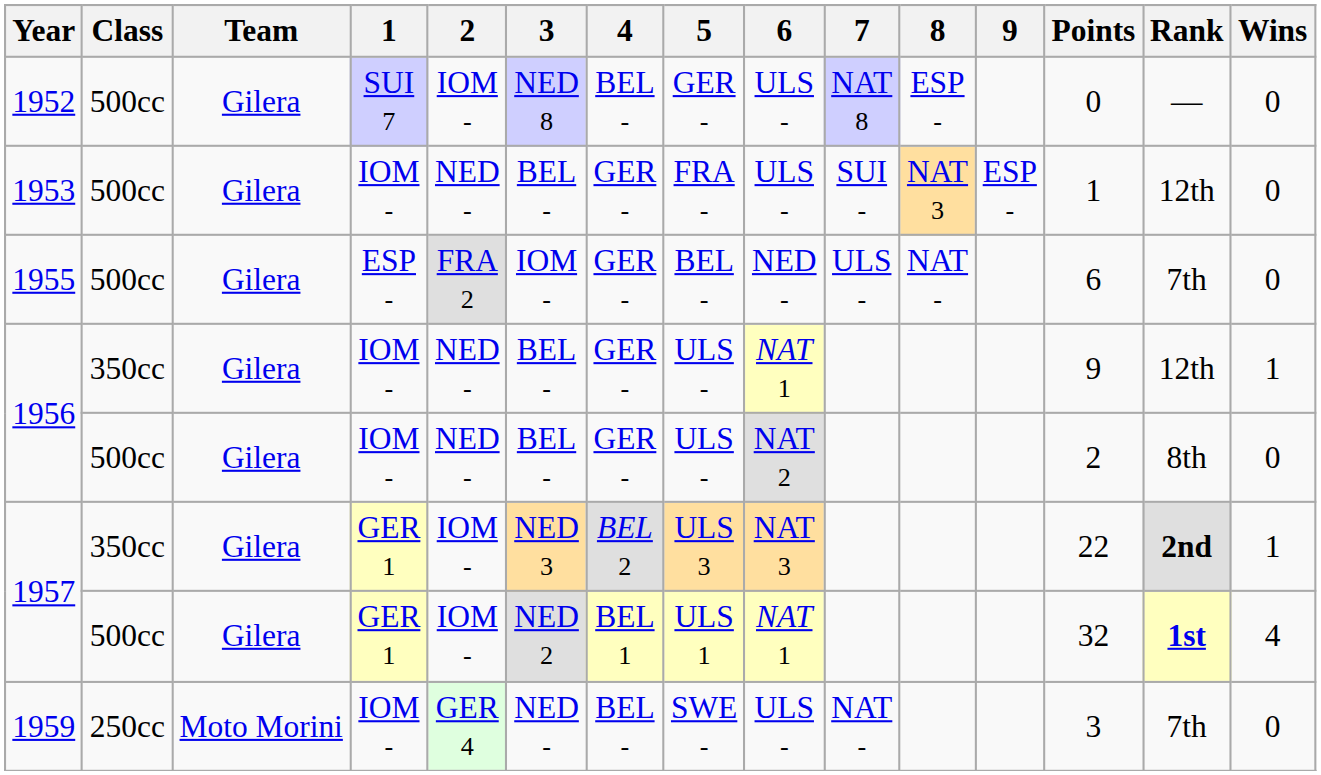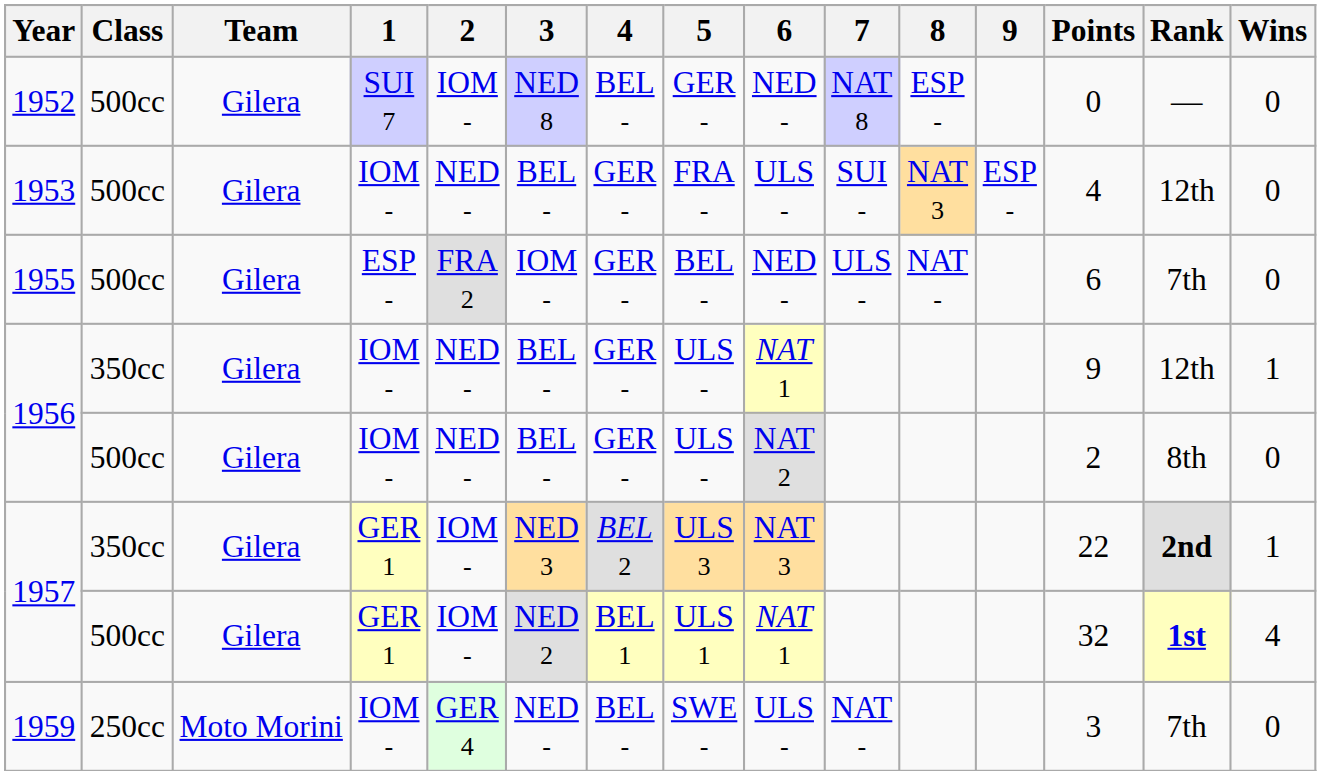(784, 101) ULS - -> (784, 101) NED -
(1093, 190) 1 -> (1093, 190) 4
